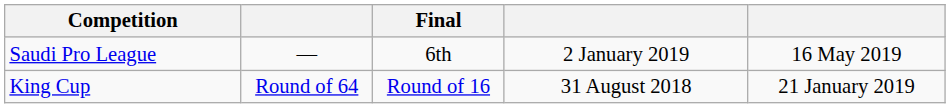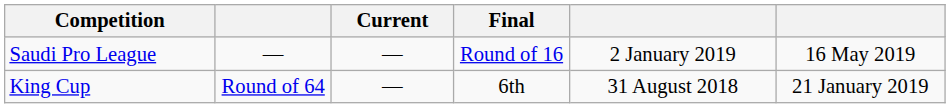+ column: (392, 20)
(438, 53) 6th -> (512, 53) Round of 16
(438, 86) Round of 16 -> (512, 86) 6th
